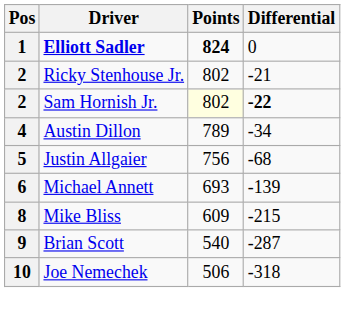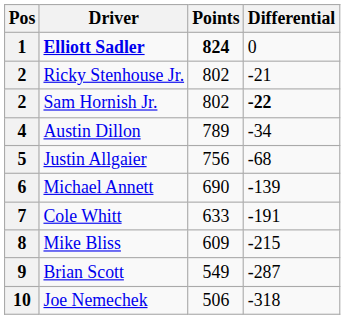(216, 103) lightyellow background -> (216, 103) no background
(216, 187) 693 -> (216, 187) 690
+ row: (22, 215)
(216, 243) 540 -> (216, 272) 549
